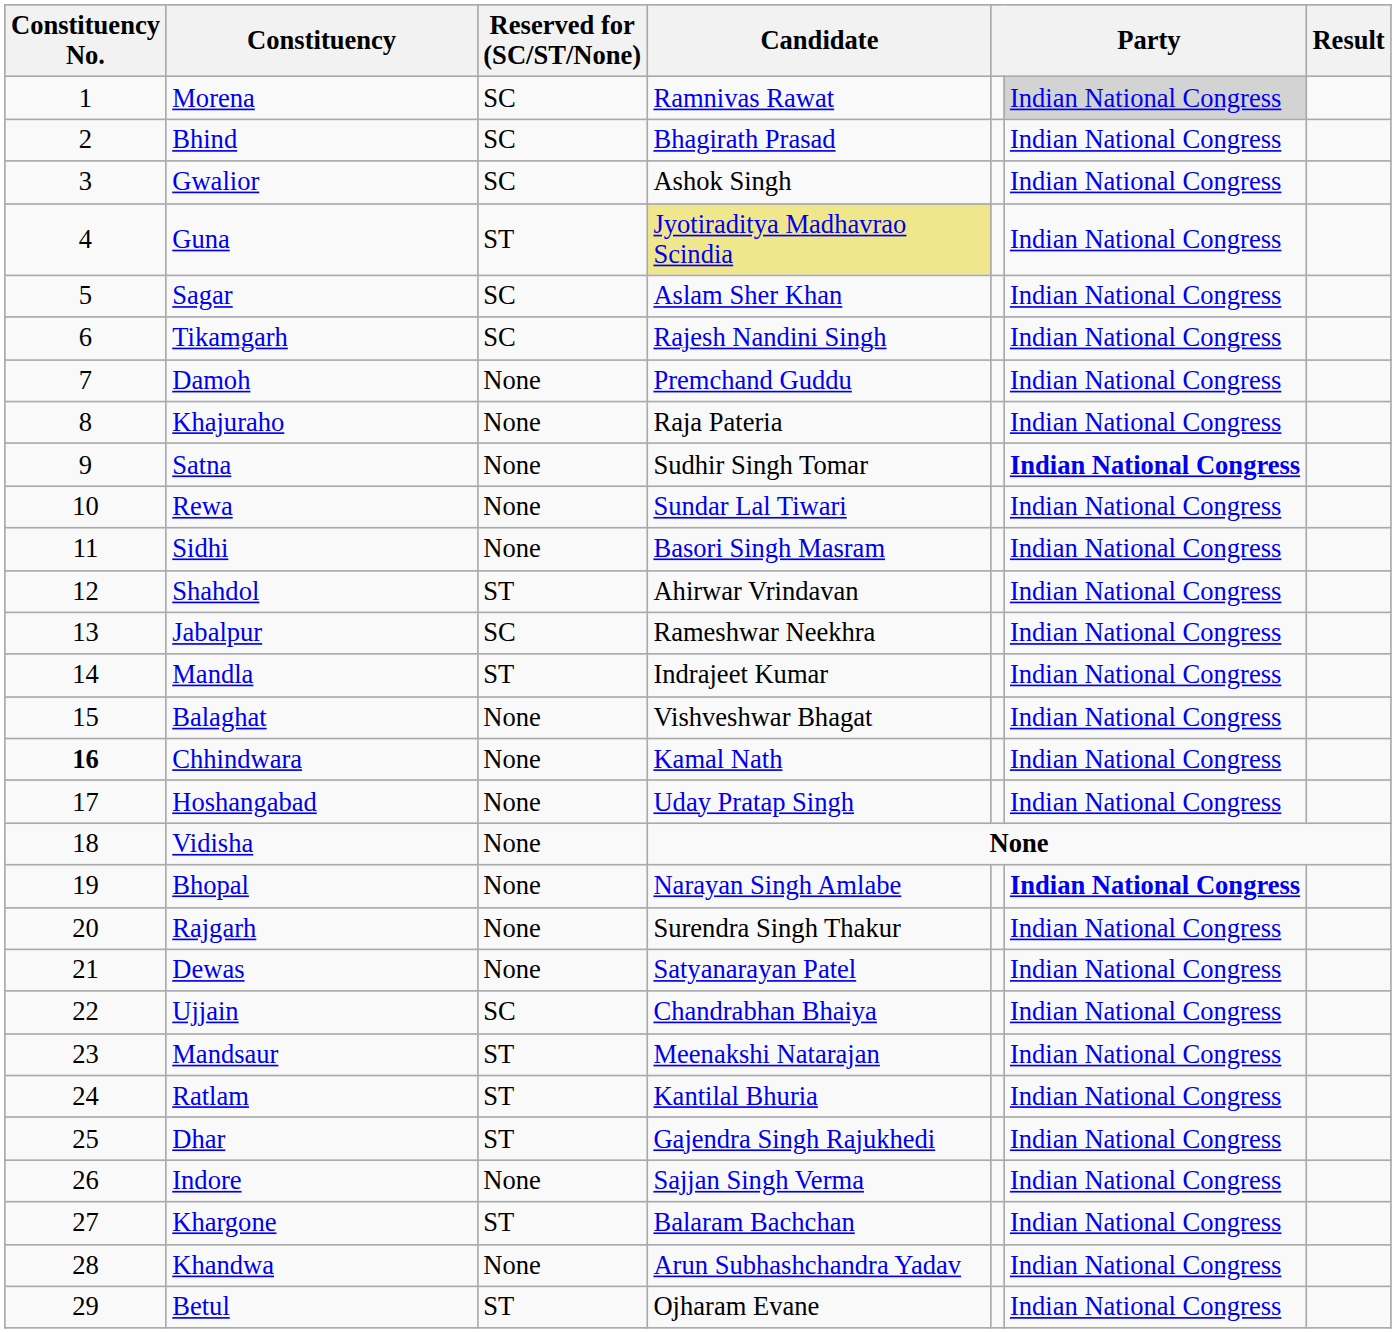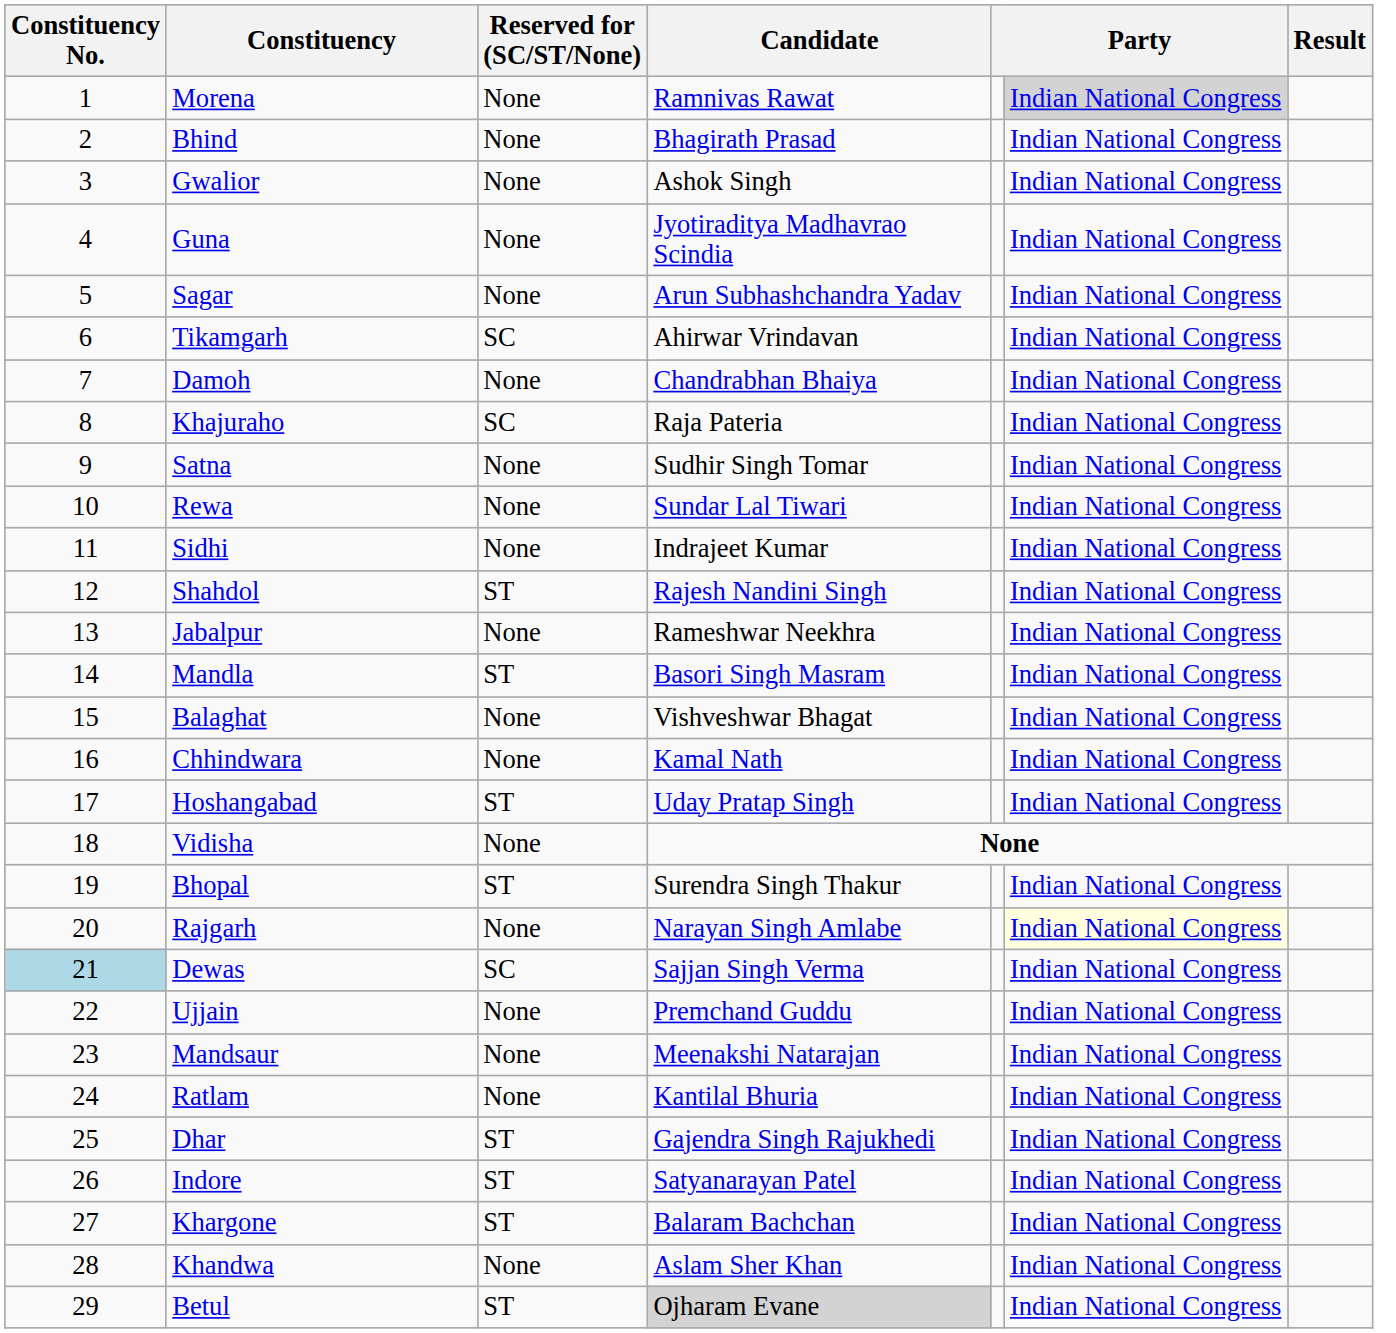(500, 97) SC -> (512, 97) None
(500, 139) SC -> (512, 139) None
(500, 181) SC -> (512, 181) None
(499, 238) ST -> (512, 238) None
(780, 238) khaki background -> (780, 238) no background
(500, 295) SC -> (512, 295) None
(748, 295) Aslam Sher Khan -> (807, 295) Arun Subhashchandra Yadav
(770, 338) Rajesh Nandini Singh -> (756, 338) Ahirwar Vrindavan
(753, 380) Premchand Guddu -> (765, 380) Chandrabhan Bhaiya
(512, 422) None -> (500, 422) SC
(1155, 464) bold -> (1146, 464) normal
(769, 548) Basori Singh Masram -> (741, 548) Indrajeet Kumar
(756, 590) Ahirwar Vrindavan -> (770, 590) Rajesh Nandini Singh
(500, 632) SC -> (512, 632) None
(741, 675) Indrajeet Kumar -> (769, 675) Basori Singh Masram
(85, 759) bold -> (85, 759) normal
(512, 801) None -> (499, 801) ST
(512, 885) None -> (499, 885) ST
(777, 885) Narayan Singh Amlabe -> (777, 885) Surendra Singh Thakur
(1155, 885) bold -> (1146, 885) normal
(777, 927) Surendra Singh Thakur -> (777, 927) Narayan Singh Amlabe
(1146, 927) no background -> (1146, 927) lightyellow background
(85, 969) no background -> (85, 969) lightblue background
(512, 969) None -> (500, 969) SC
(755, 969) Satyanarayan Patel -> (759, 969) Sajjan Singh Verma
(500, 1012) SC -> (512, 1012) None
(765, 1012) Chandrabhan Bhaiya -> (753, 1012) Premchand Guddu
(499, 1054) ST -> (512, 1054) None
(499, 1096) ST -> (512, 1096) None
(512, 1180) None -> (499, 1180) ST
(759, 1180) Sajjan Singh Verma -> (755, 1180) Satyanarayan Patel
(807, 1264) Arun Subhashchandra Yadav -> (748, 1264) Aslam Sher Khan
(736, 1306) no background -> (736, 1306) lightgrey background
